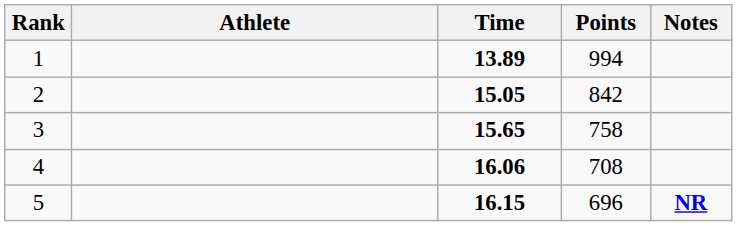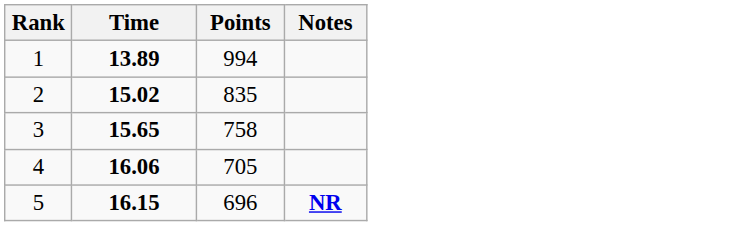- column: (255, 22)
(499, 94) 15.05 -> (134, 94) 15.02
(606, 94) 842 -> (240, 94) 835
(606, 166) 708 -> (240, 166) 705
